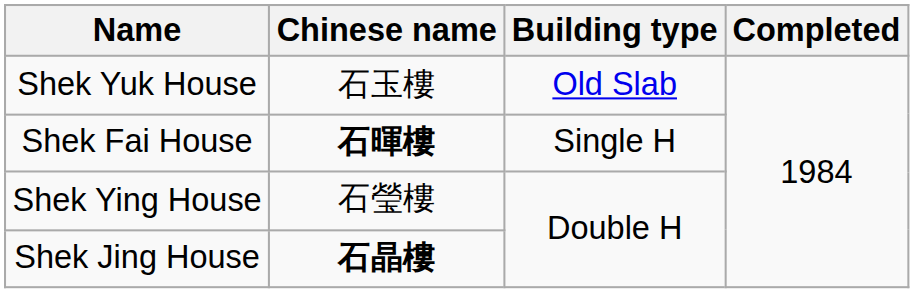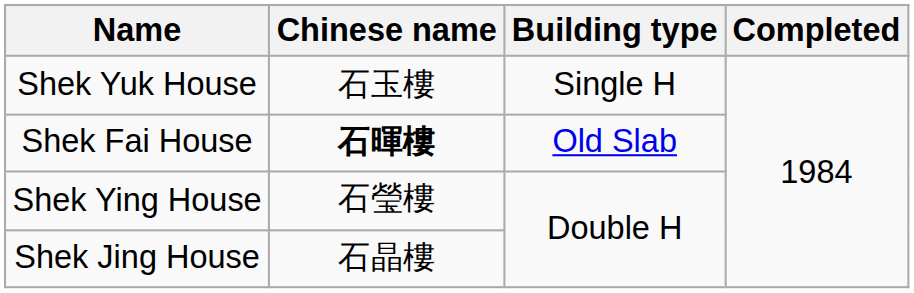(615, 84) Old Slab -> (615, 84) Single H
(615, 142) Single H -> (615, 142) Old Slab
(387, 256) bold -> (387, 256) normal
